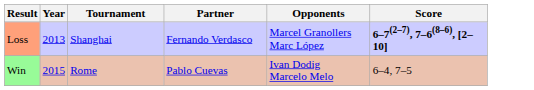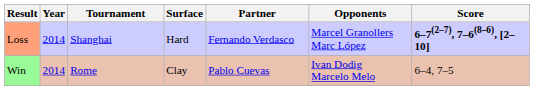+ column: (185, 13)
(54, 38) 2013 -> (54, 38) 2014
(54, 70) 2015 -> (54, 70) 2014
